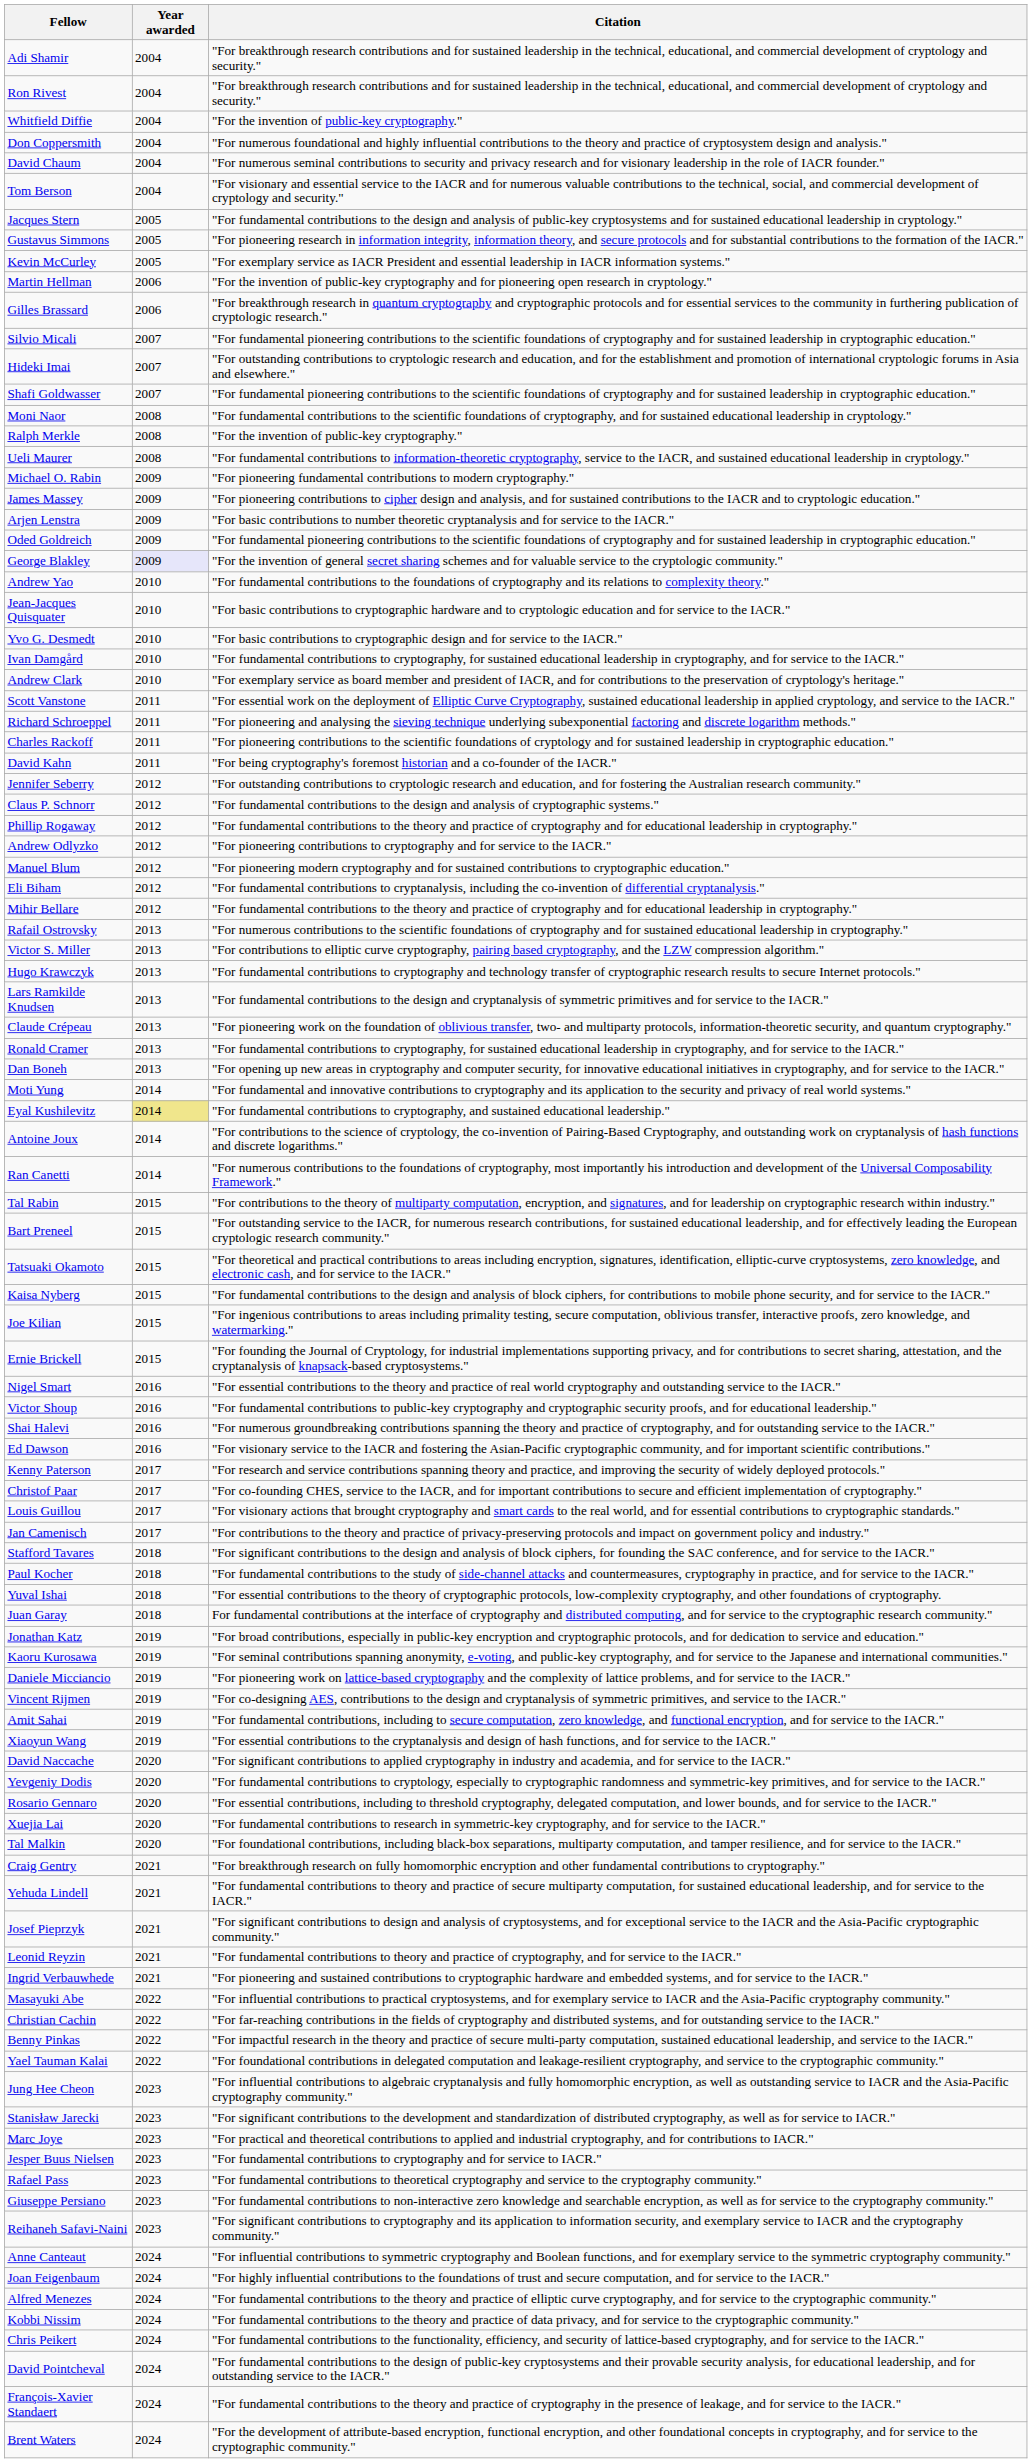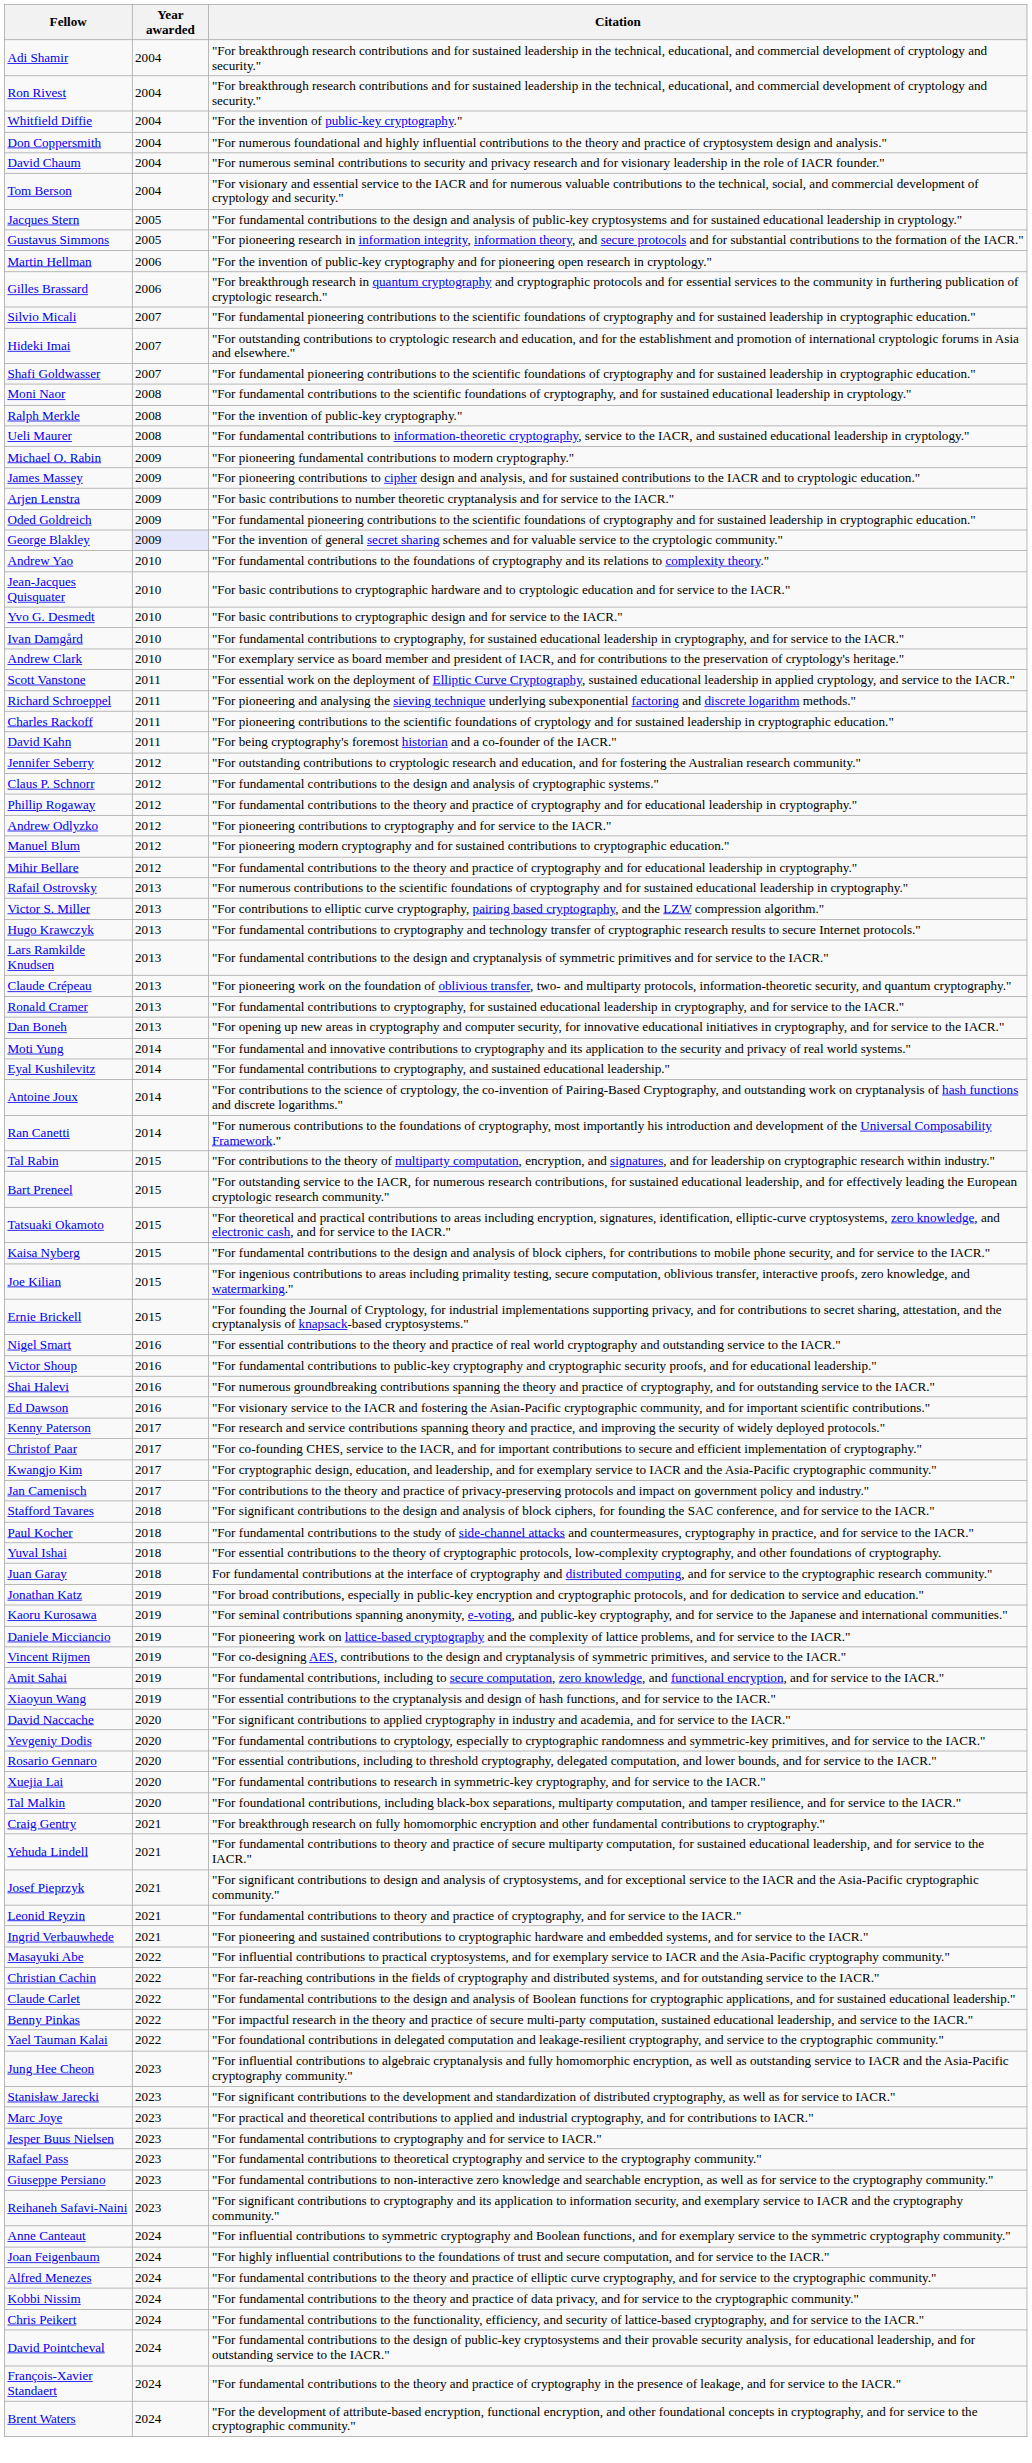- row: (52, 261)
- row: (34, 888)
(148, 1110) khaki background -> (148, 1069) no background
+ row: (45, 1469)
- row: (44, 1511)
+ row: (44, 1998)
